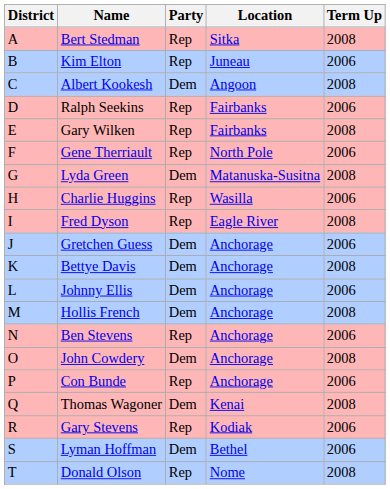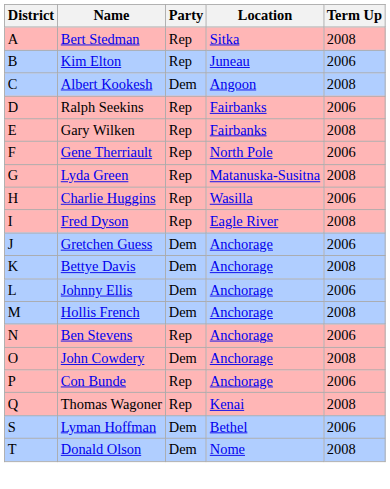(183, 175) Dem -> (180, 175) Rep
(183, 404) Dem -> (180, 404) Rep
- row: (99, 426)
(180, 472) Rep -> (183, 449) Dem
